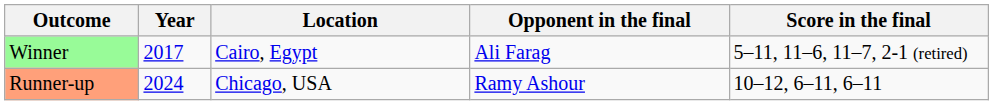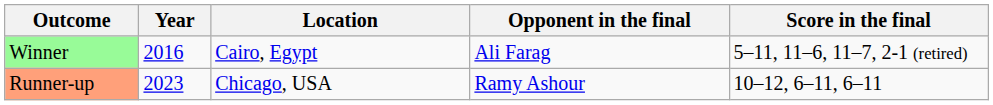(163, 52) 2017 -> (163, 52) 2016
(163, 83) 2024 -> (163, 83) 2023
